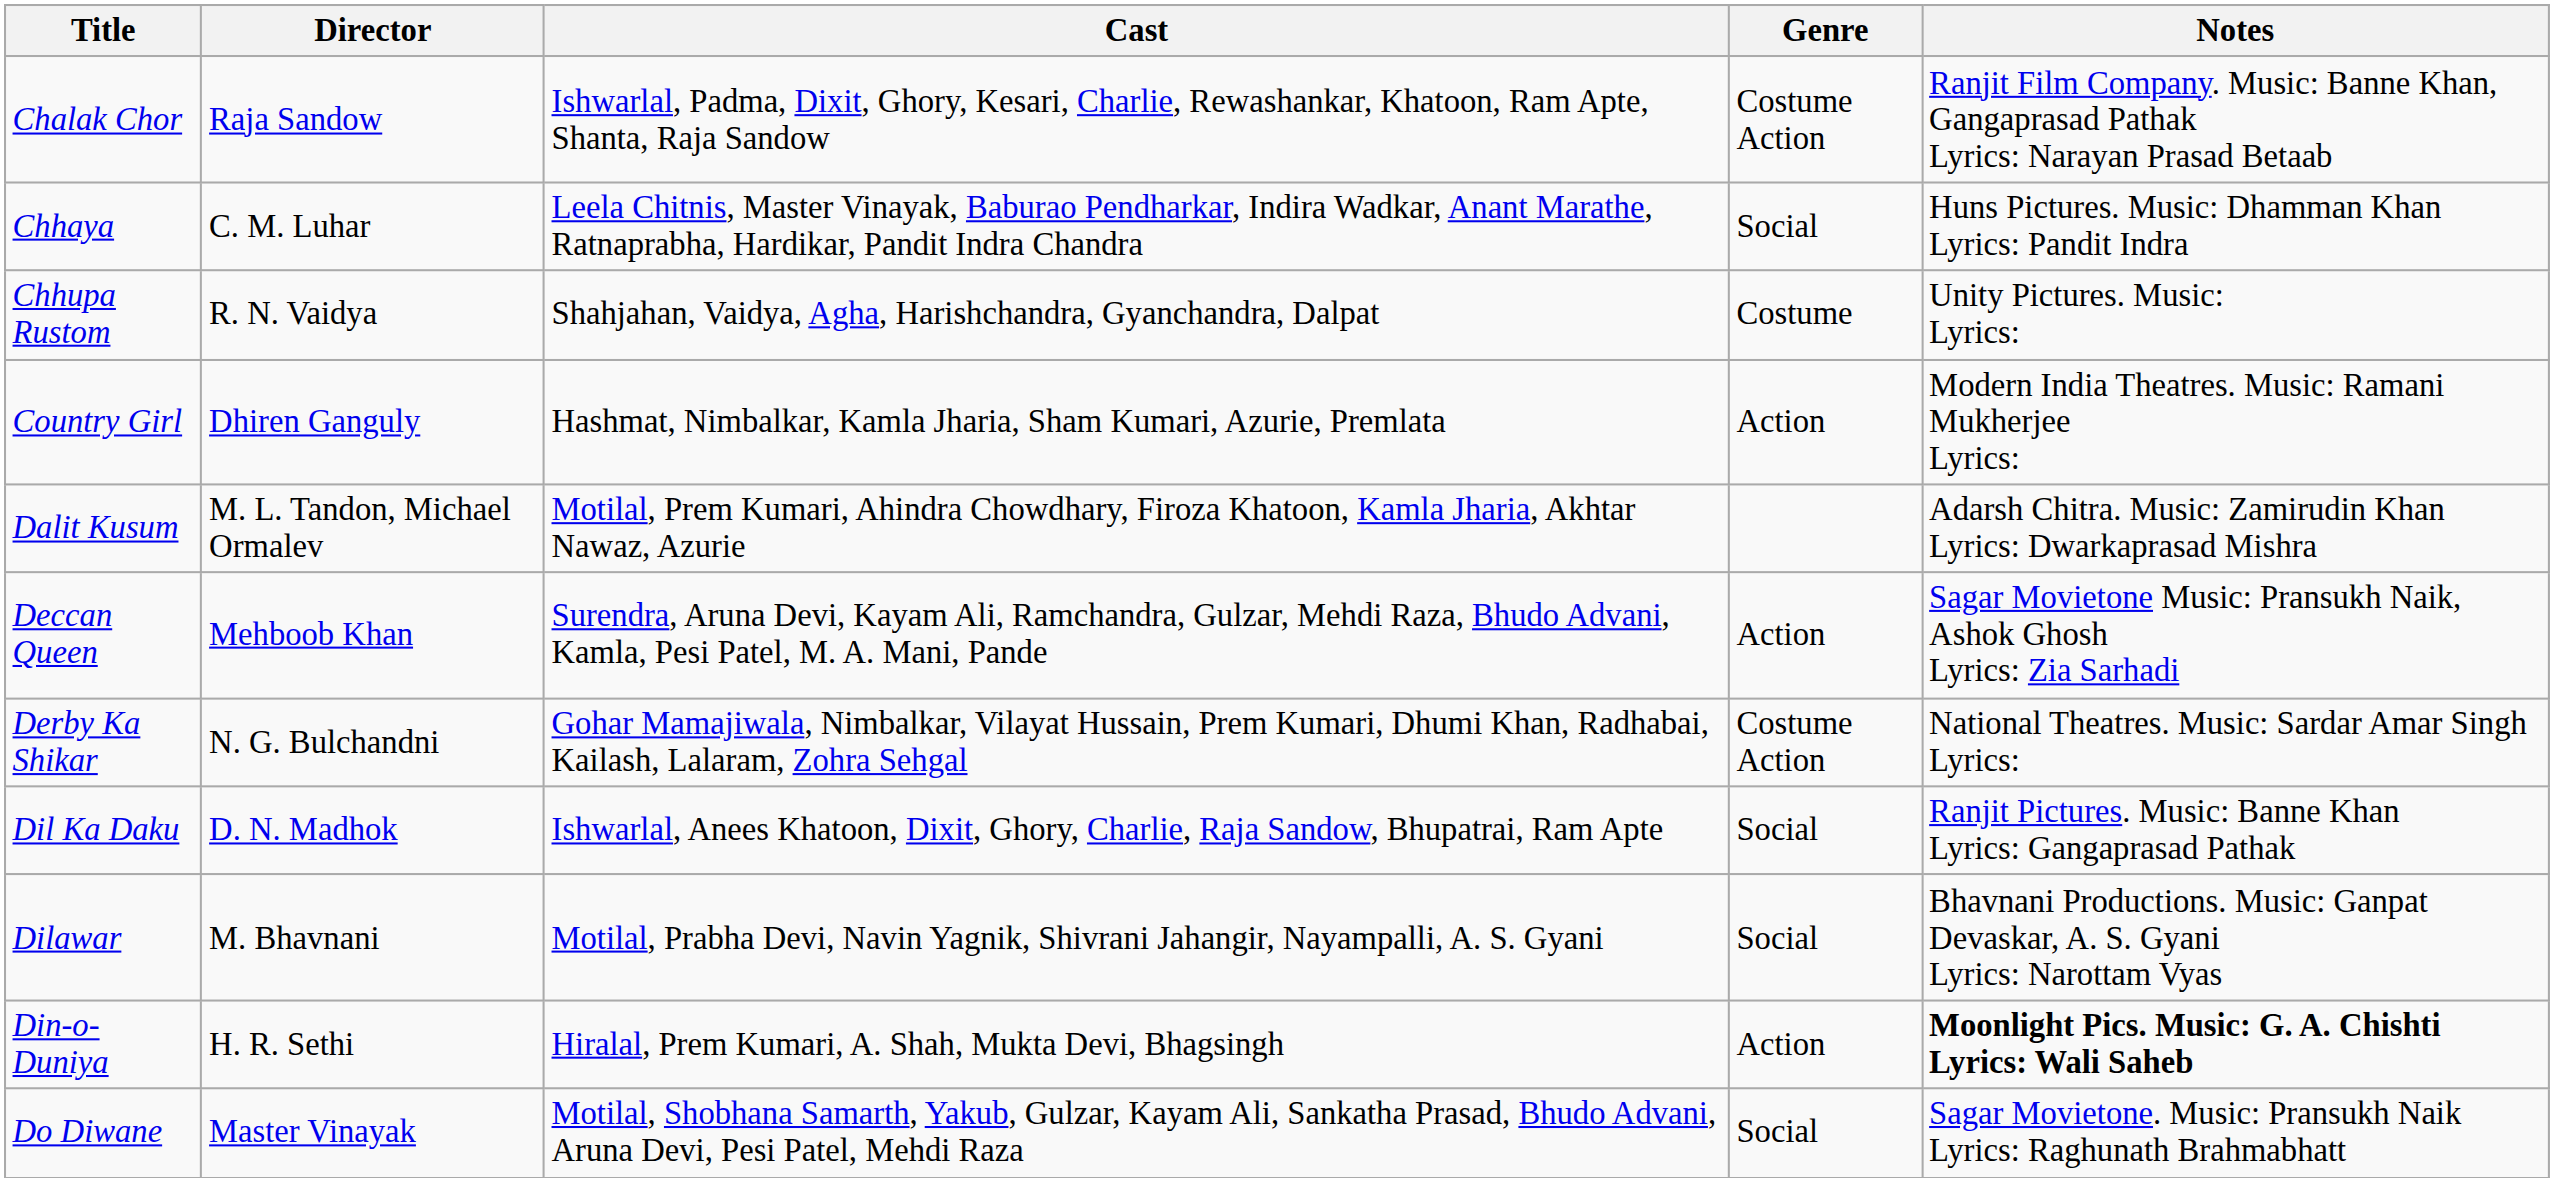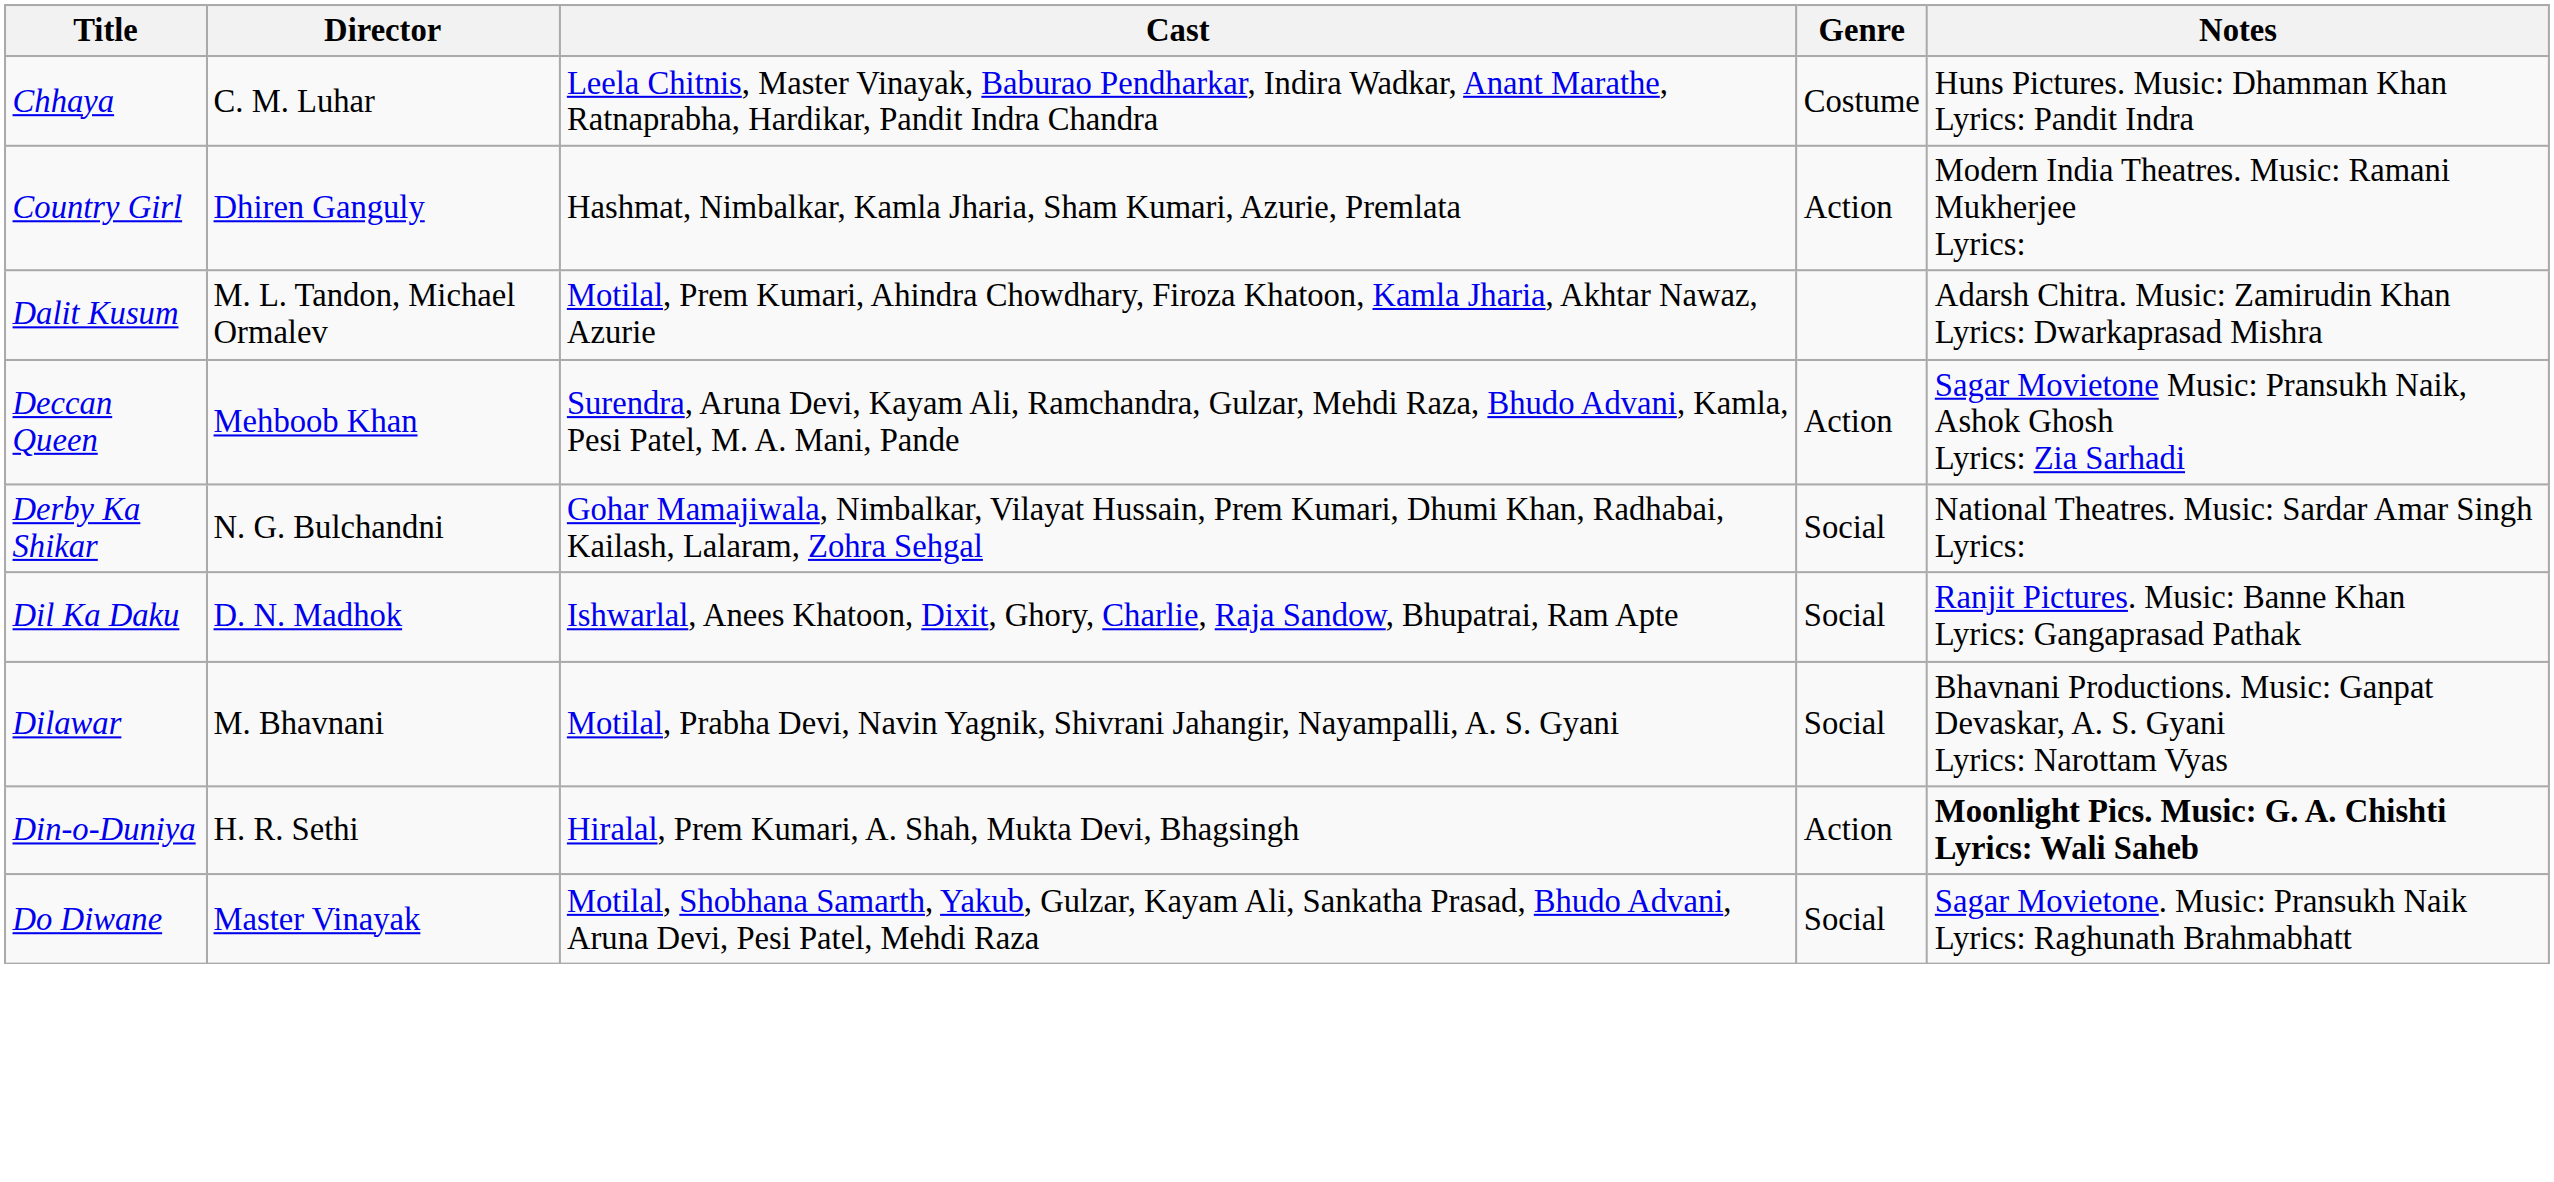- row: (97, 118)
(1777, 225) Social -> (1862, 100) Costume
- row: (64, 314)
(1794, 741) Costume Action -> (1845, 527) Social
